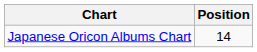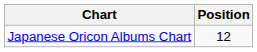(224, 36) 14 -> (224, 36) 12
